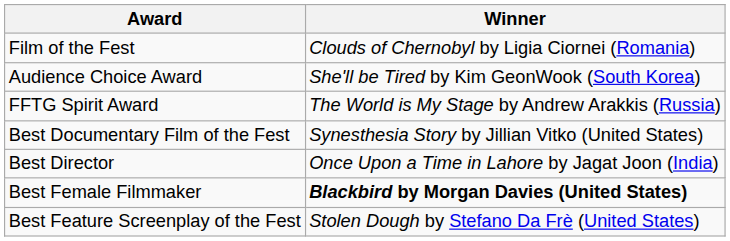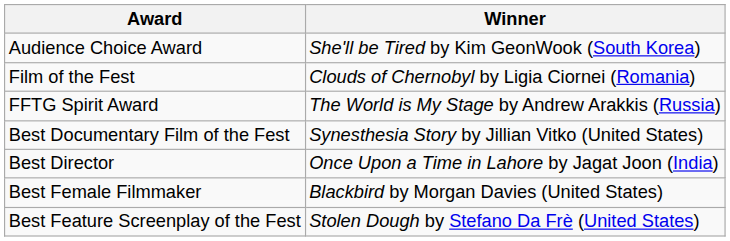rows swapped: (72, 47) <-> (105, 76)
(498, 192) bold -> (486, 192) normal
